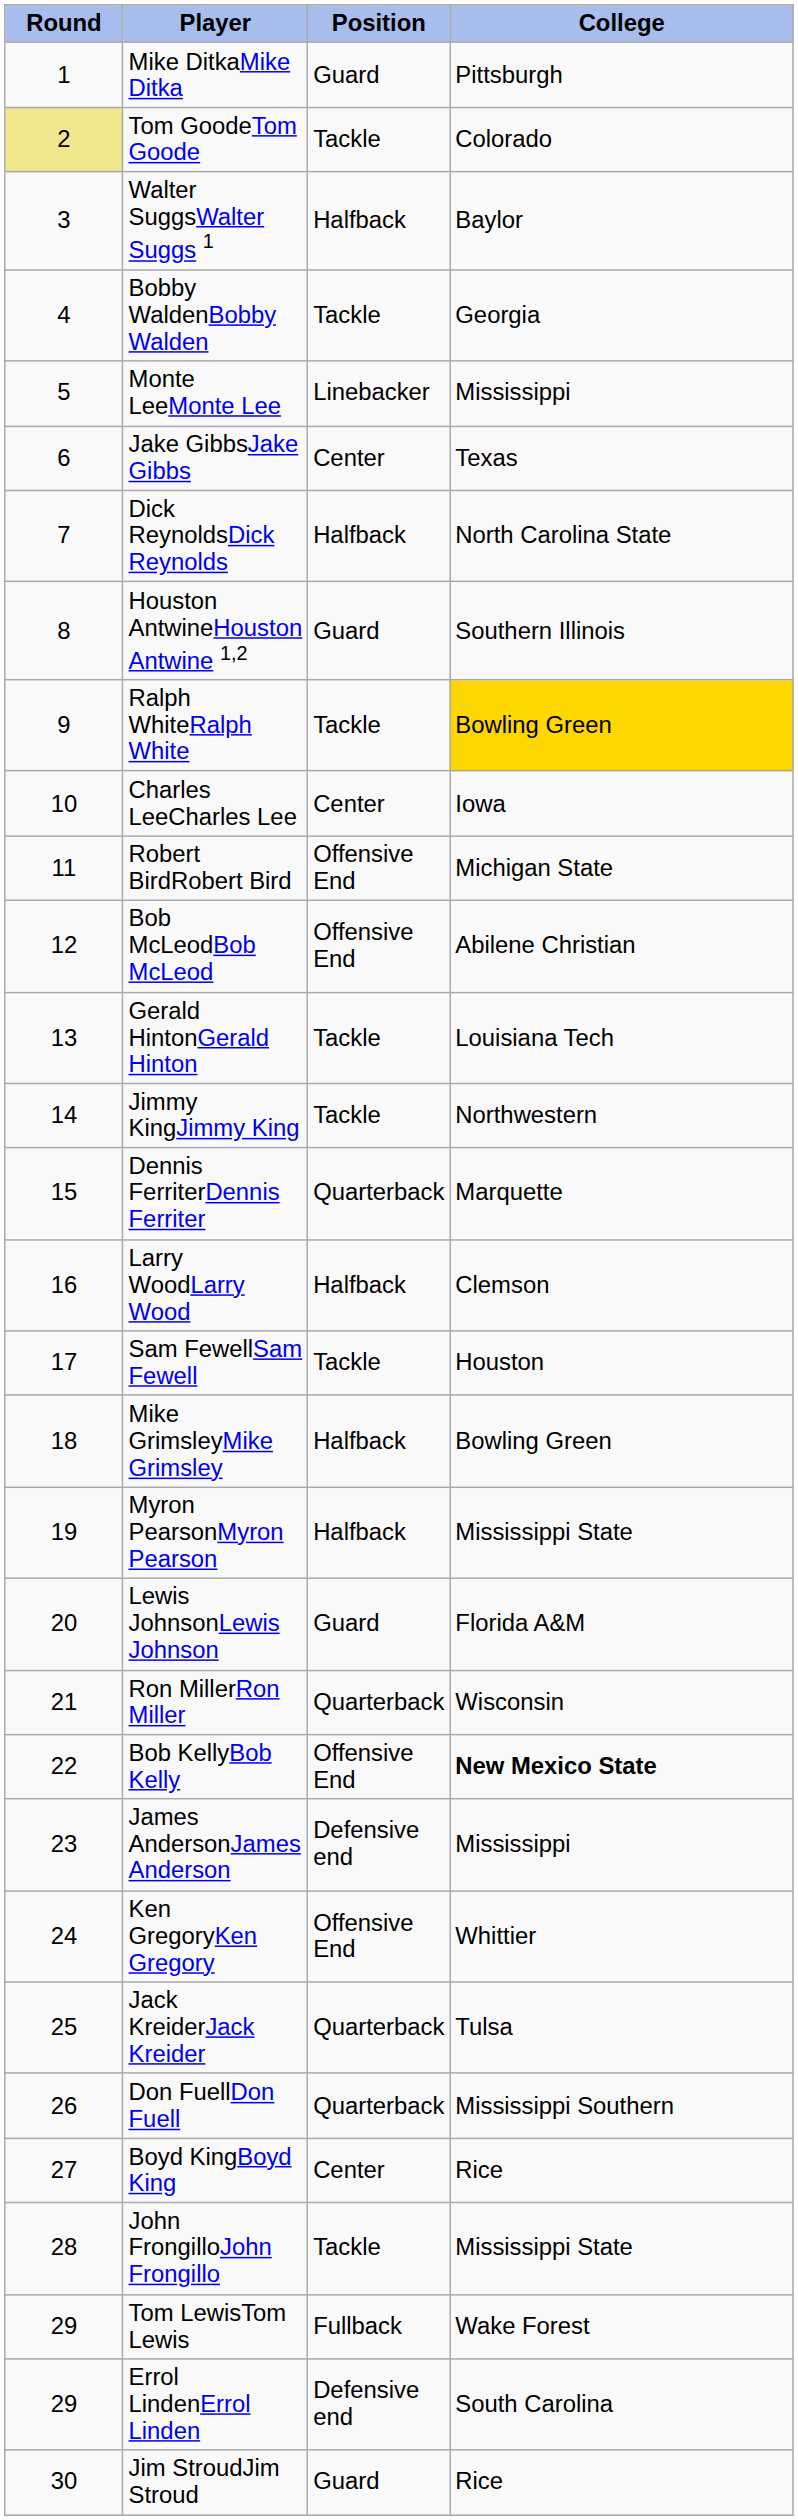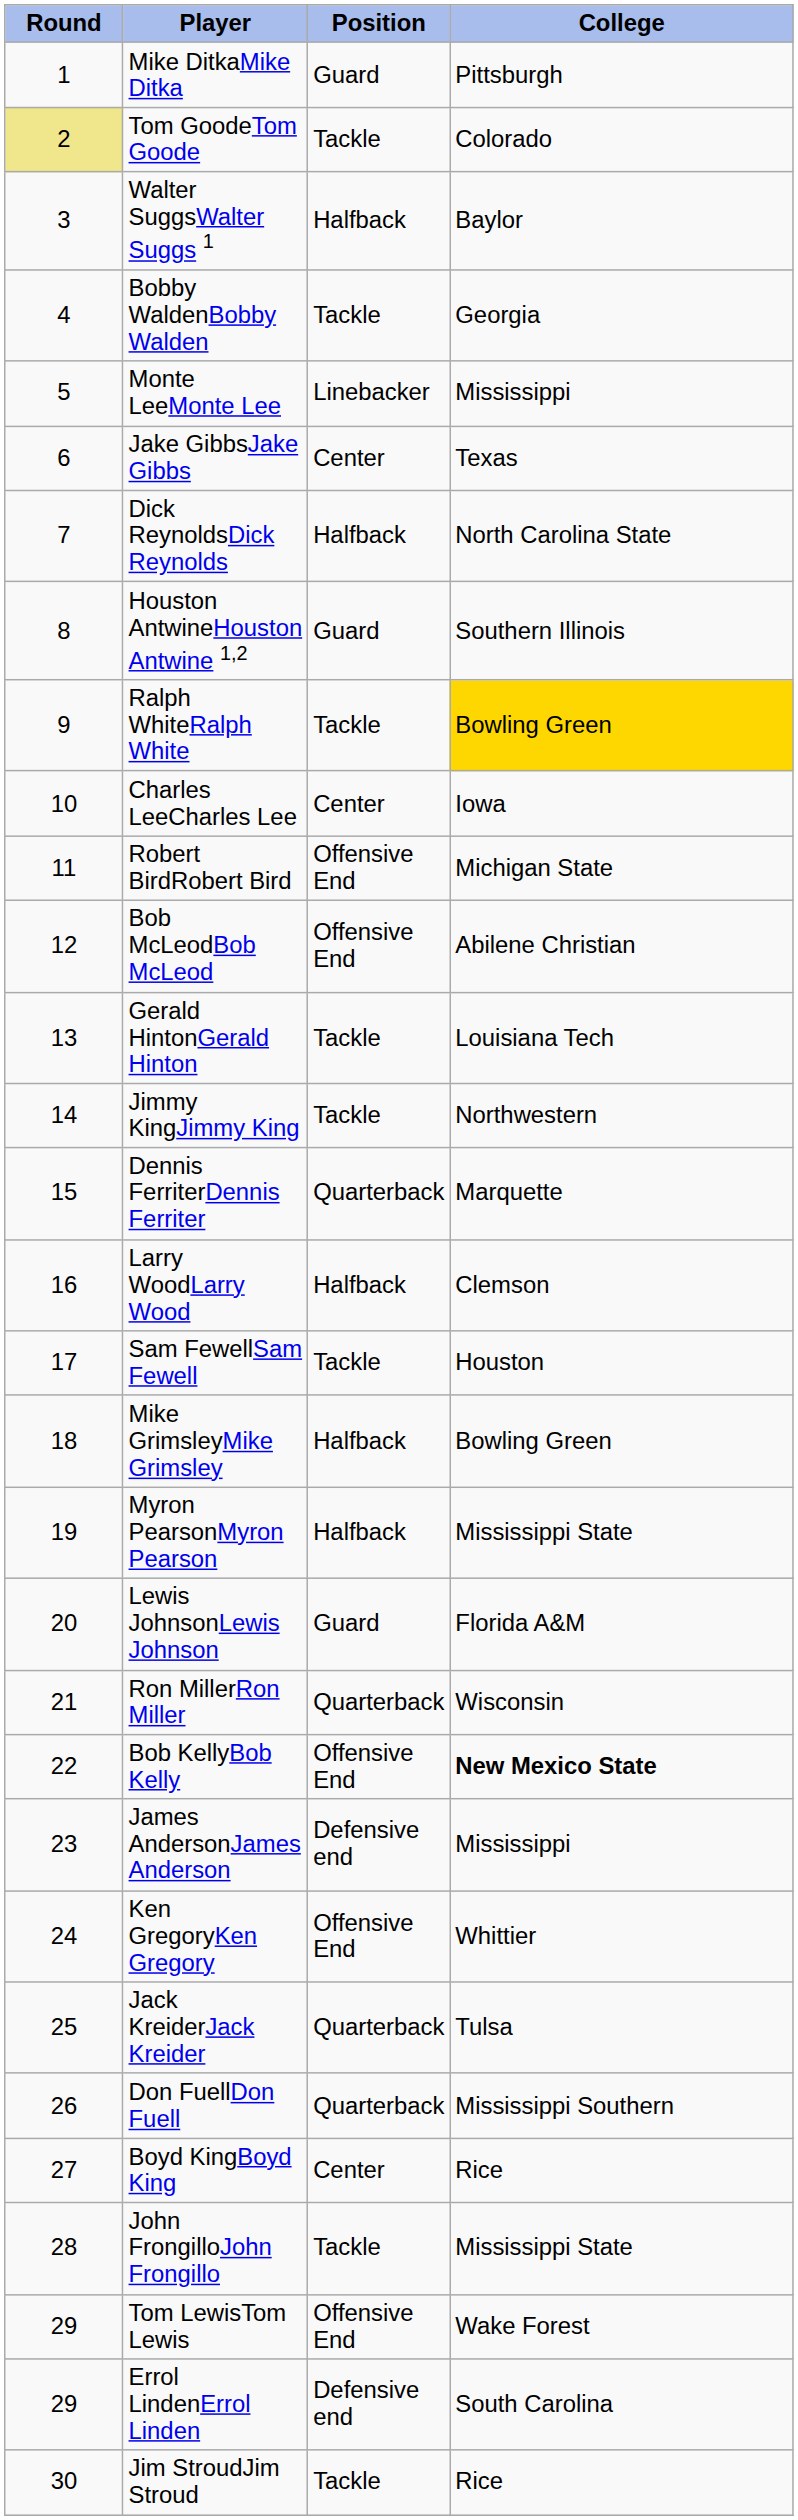(358, 2326) Fullback -> (363, 2326) Offensive End
(346, 2482) Guard -> (347, 2482) Tackle
